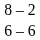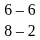rows swapped: (20, 31) <-> (20, 9)
